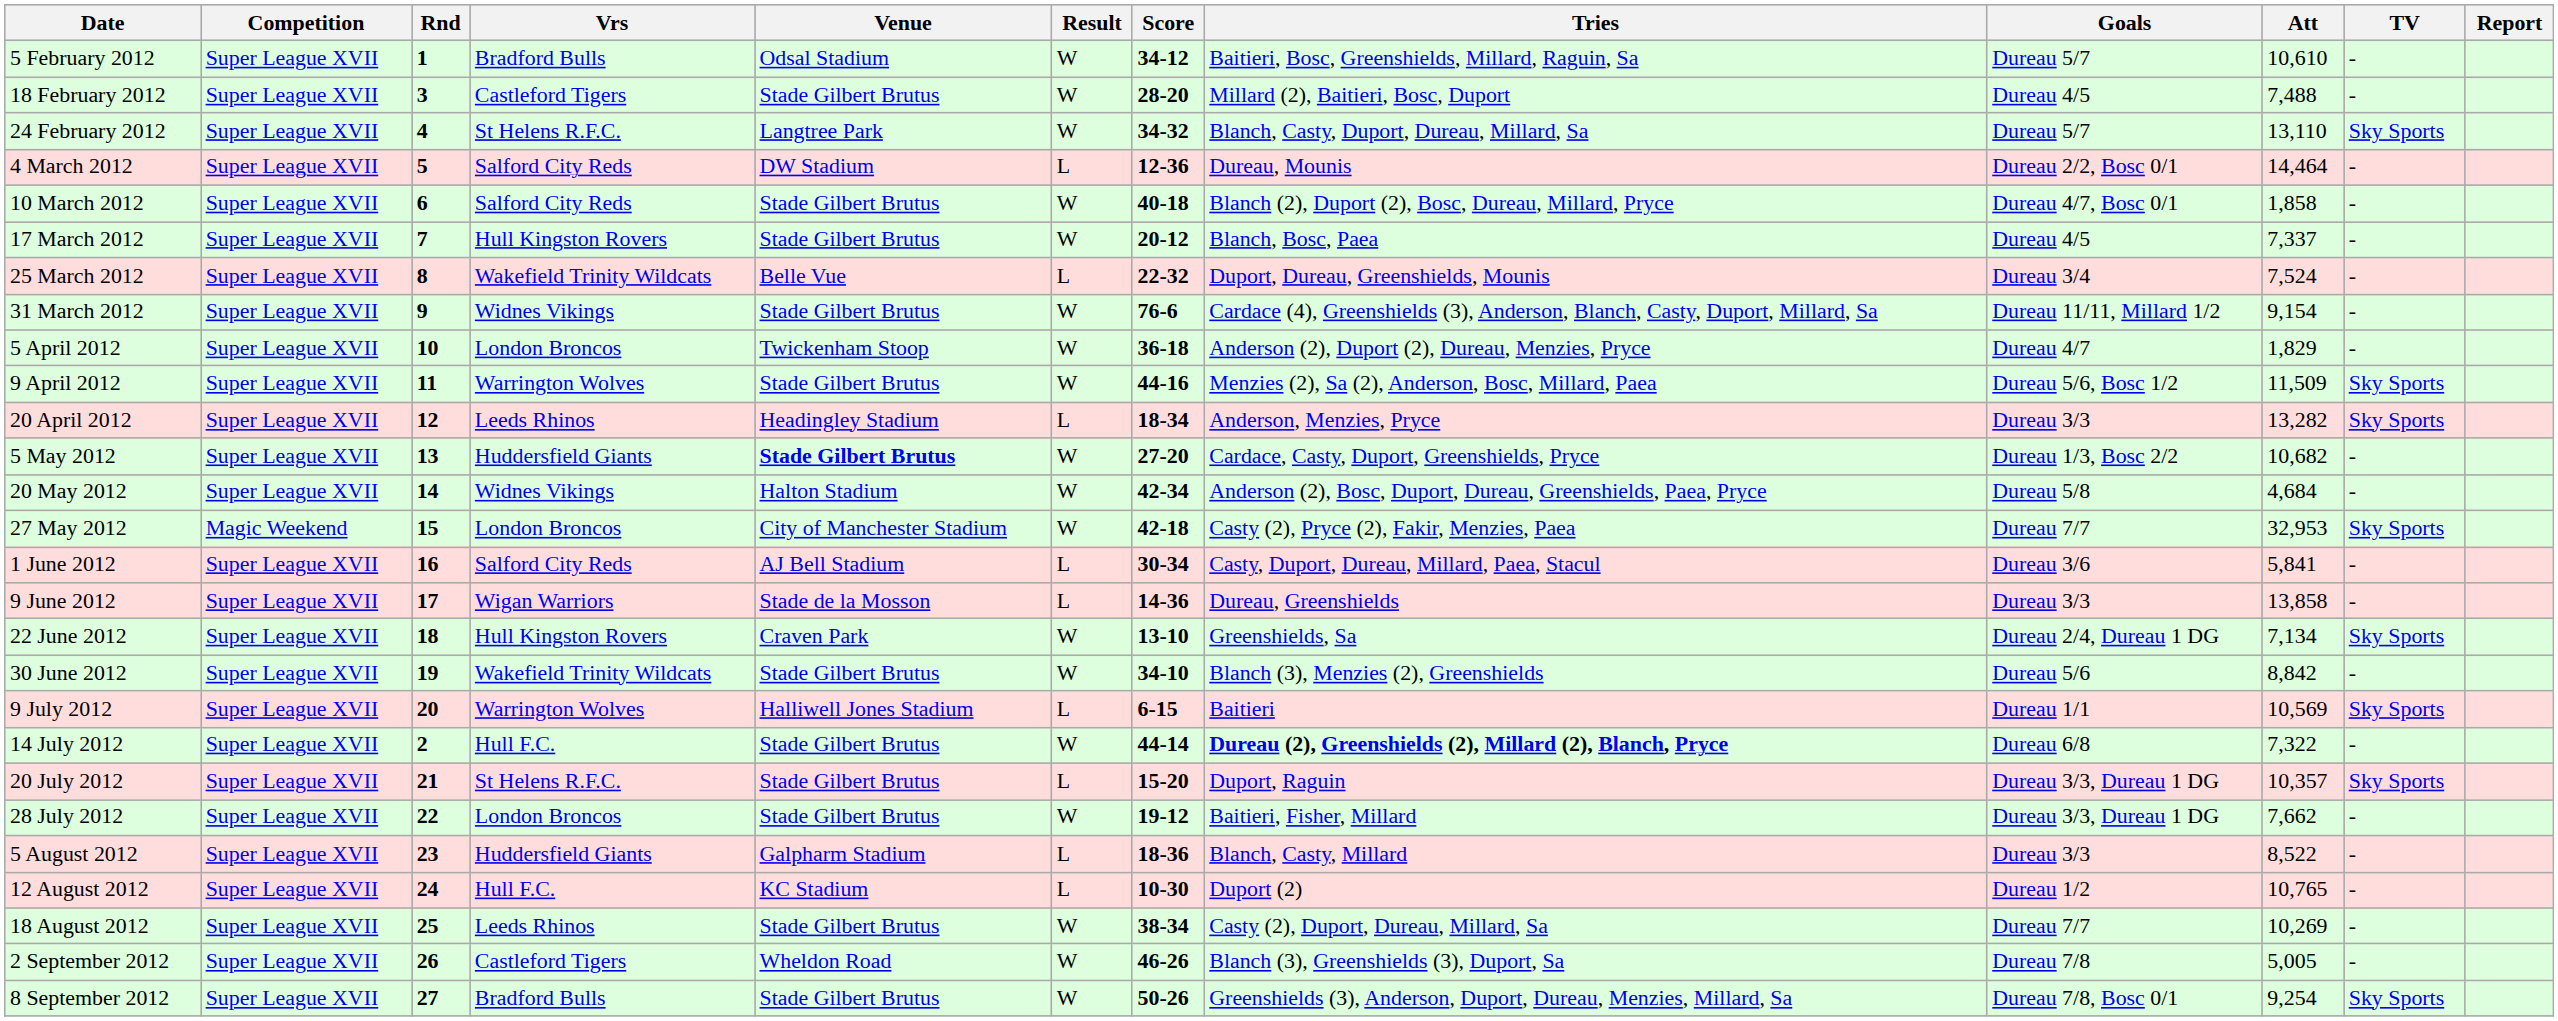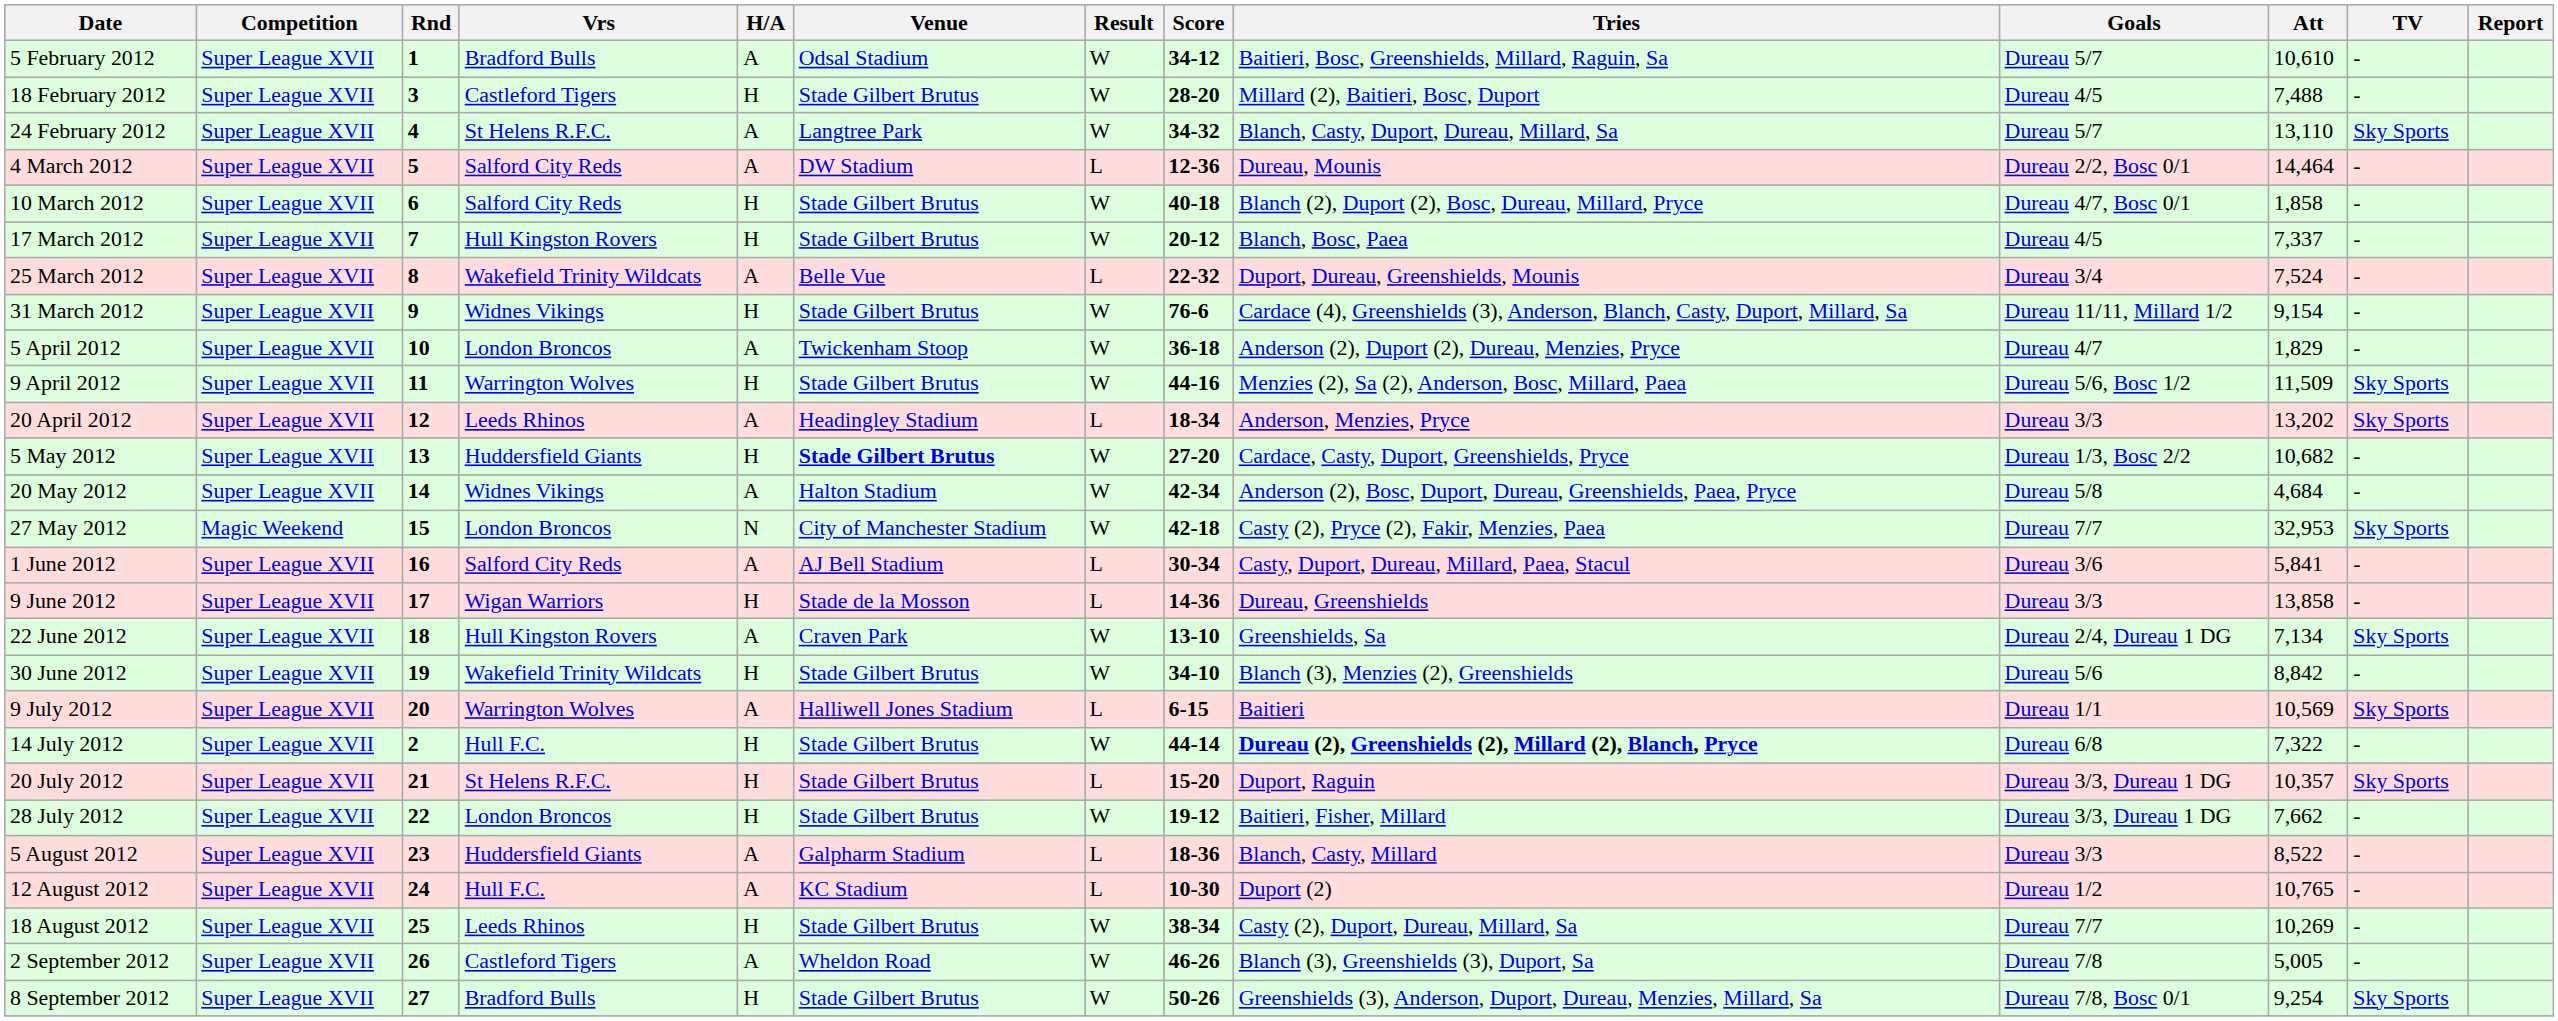+ column: (766, 22)
(2297, 419) 13,282 -> (2304, 419) 13,202
